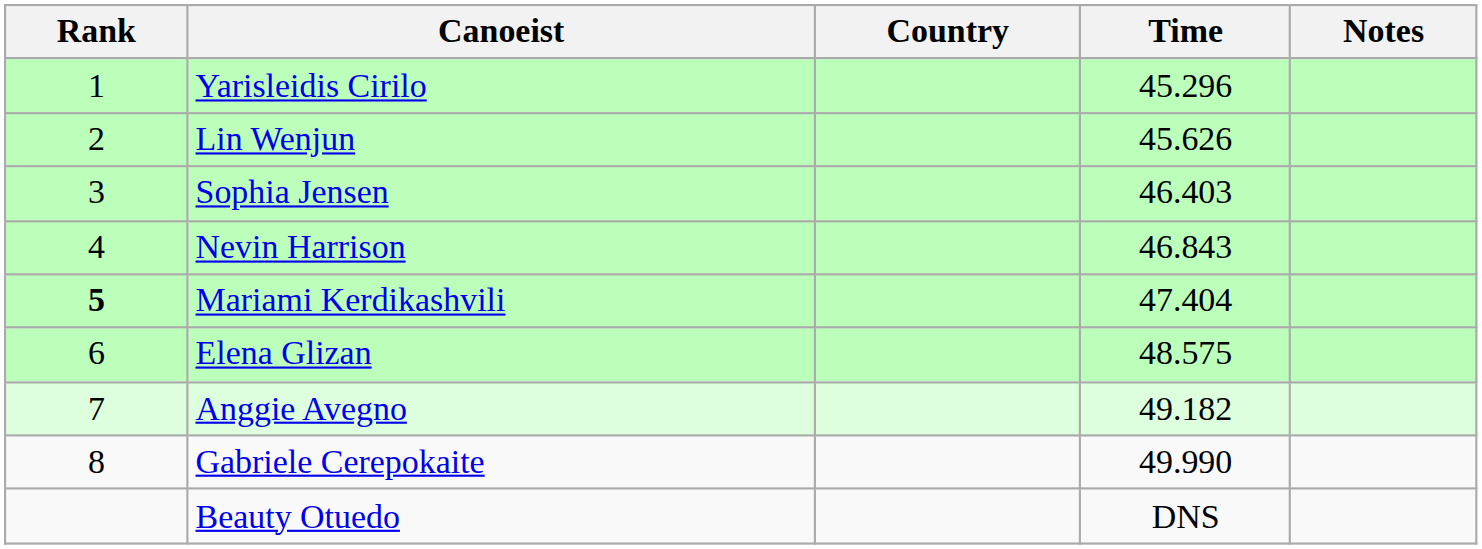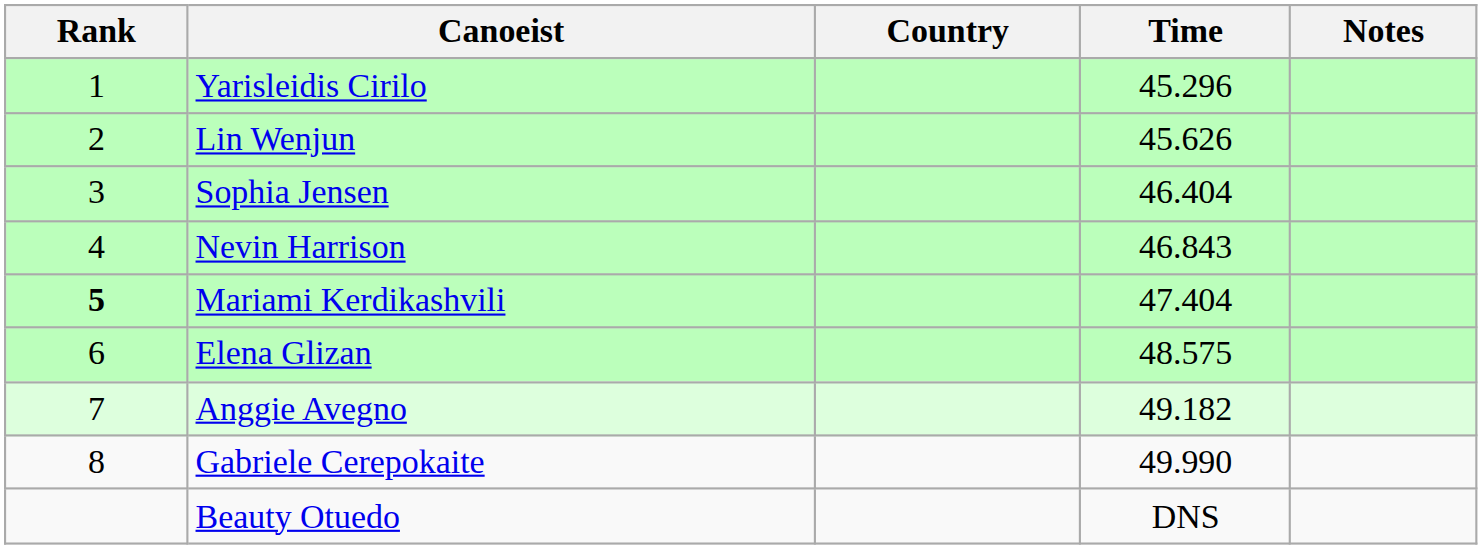(1186, 192) 46.403 -> (1186, 192) 46.404
